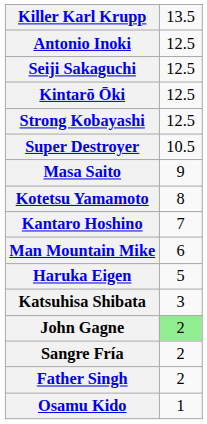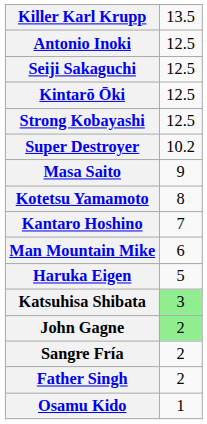(181, 146) 10.5 -> (181, 146) 10.2
(181, 302) no background -> (181, 302) lightgreen background
